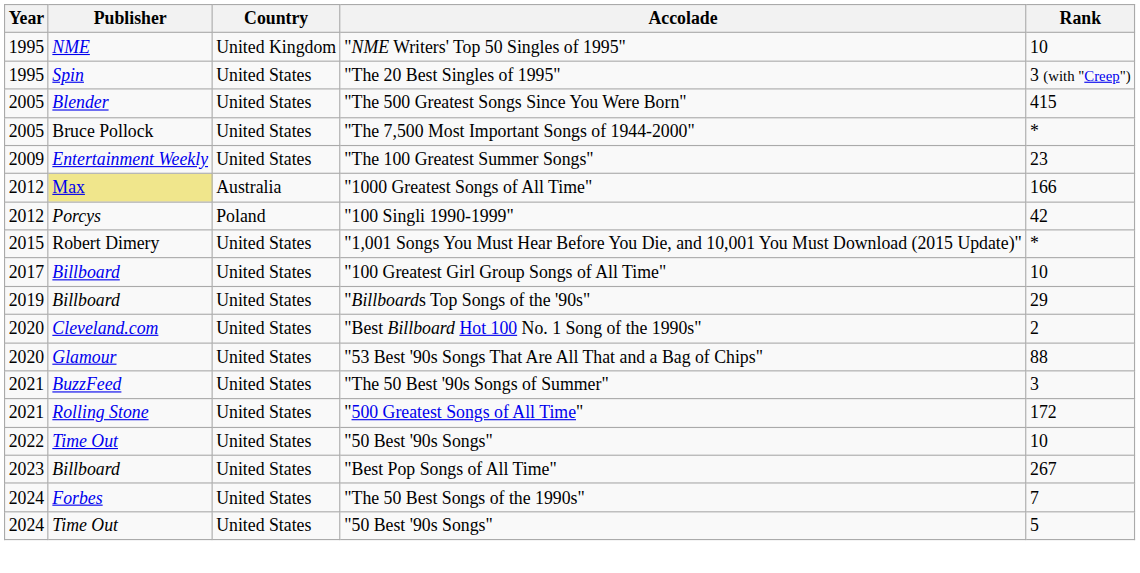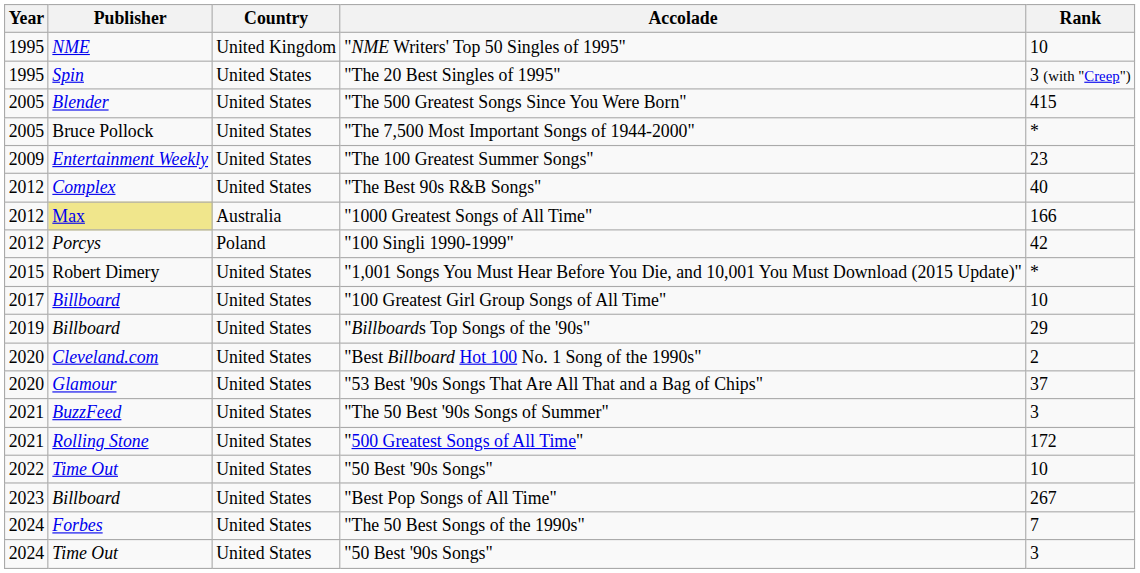+ row: (26, 187)
(1039, 356) 88 -> (1039, 384) 37
(1034, 525) 5 -> (1034, 553) 3
